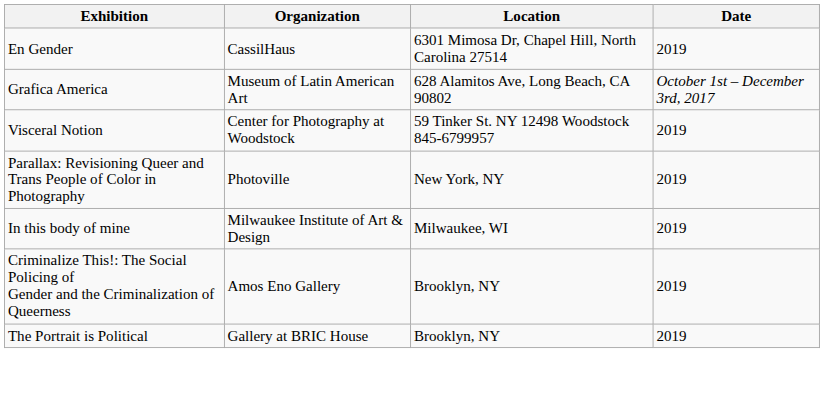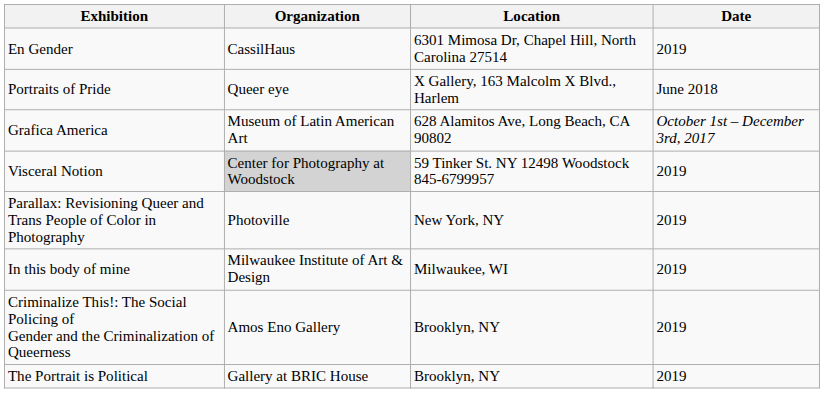+ row: (59, 89)
(306, 130) no background -> (306, 171) lightgrey background
